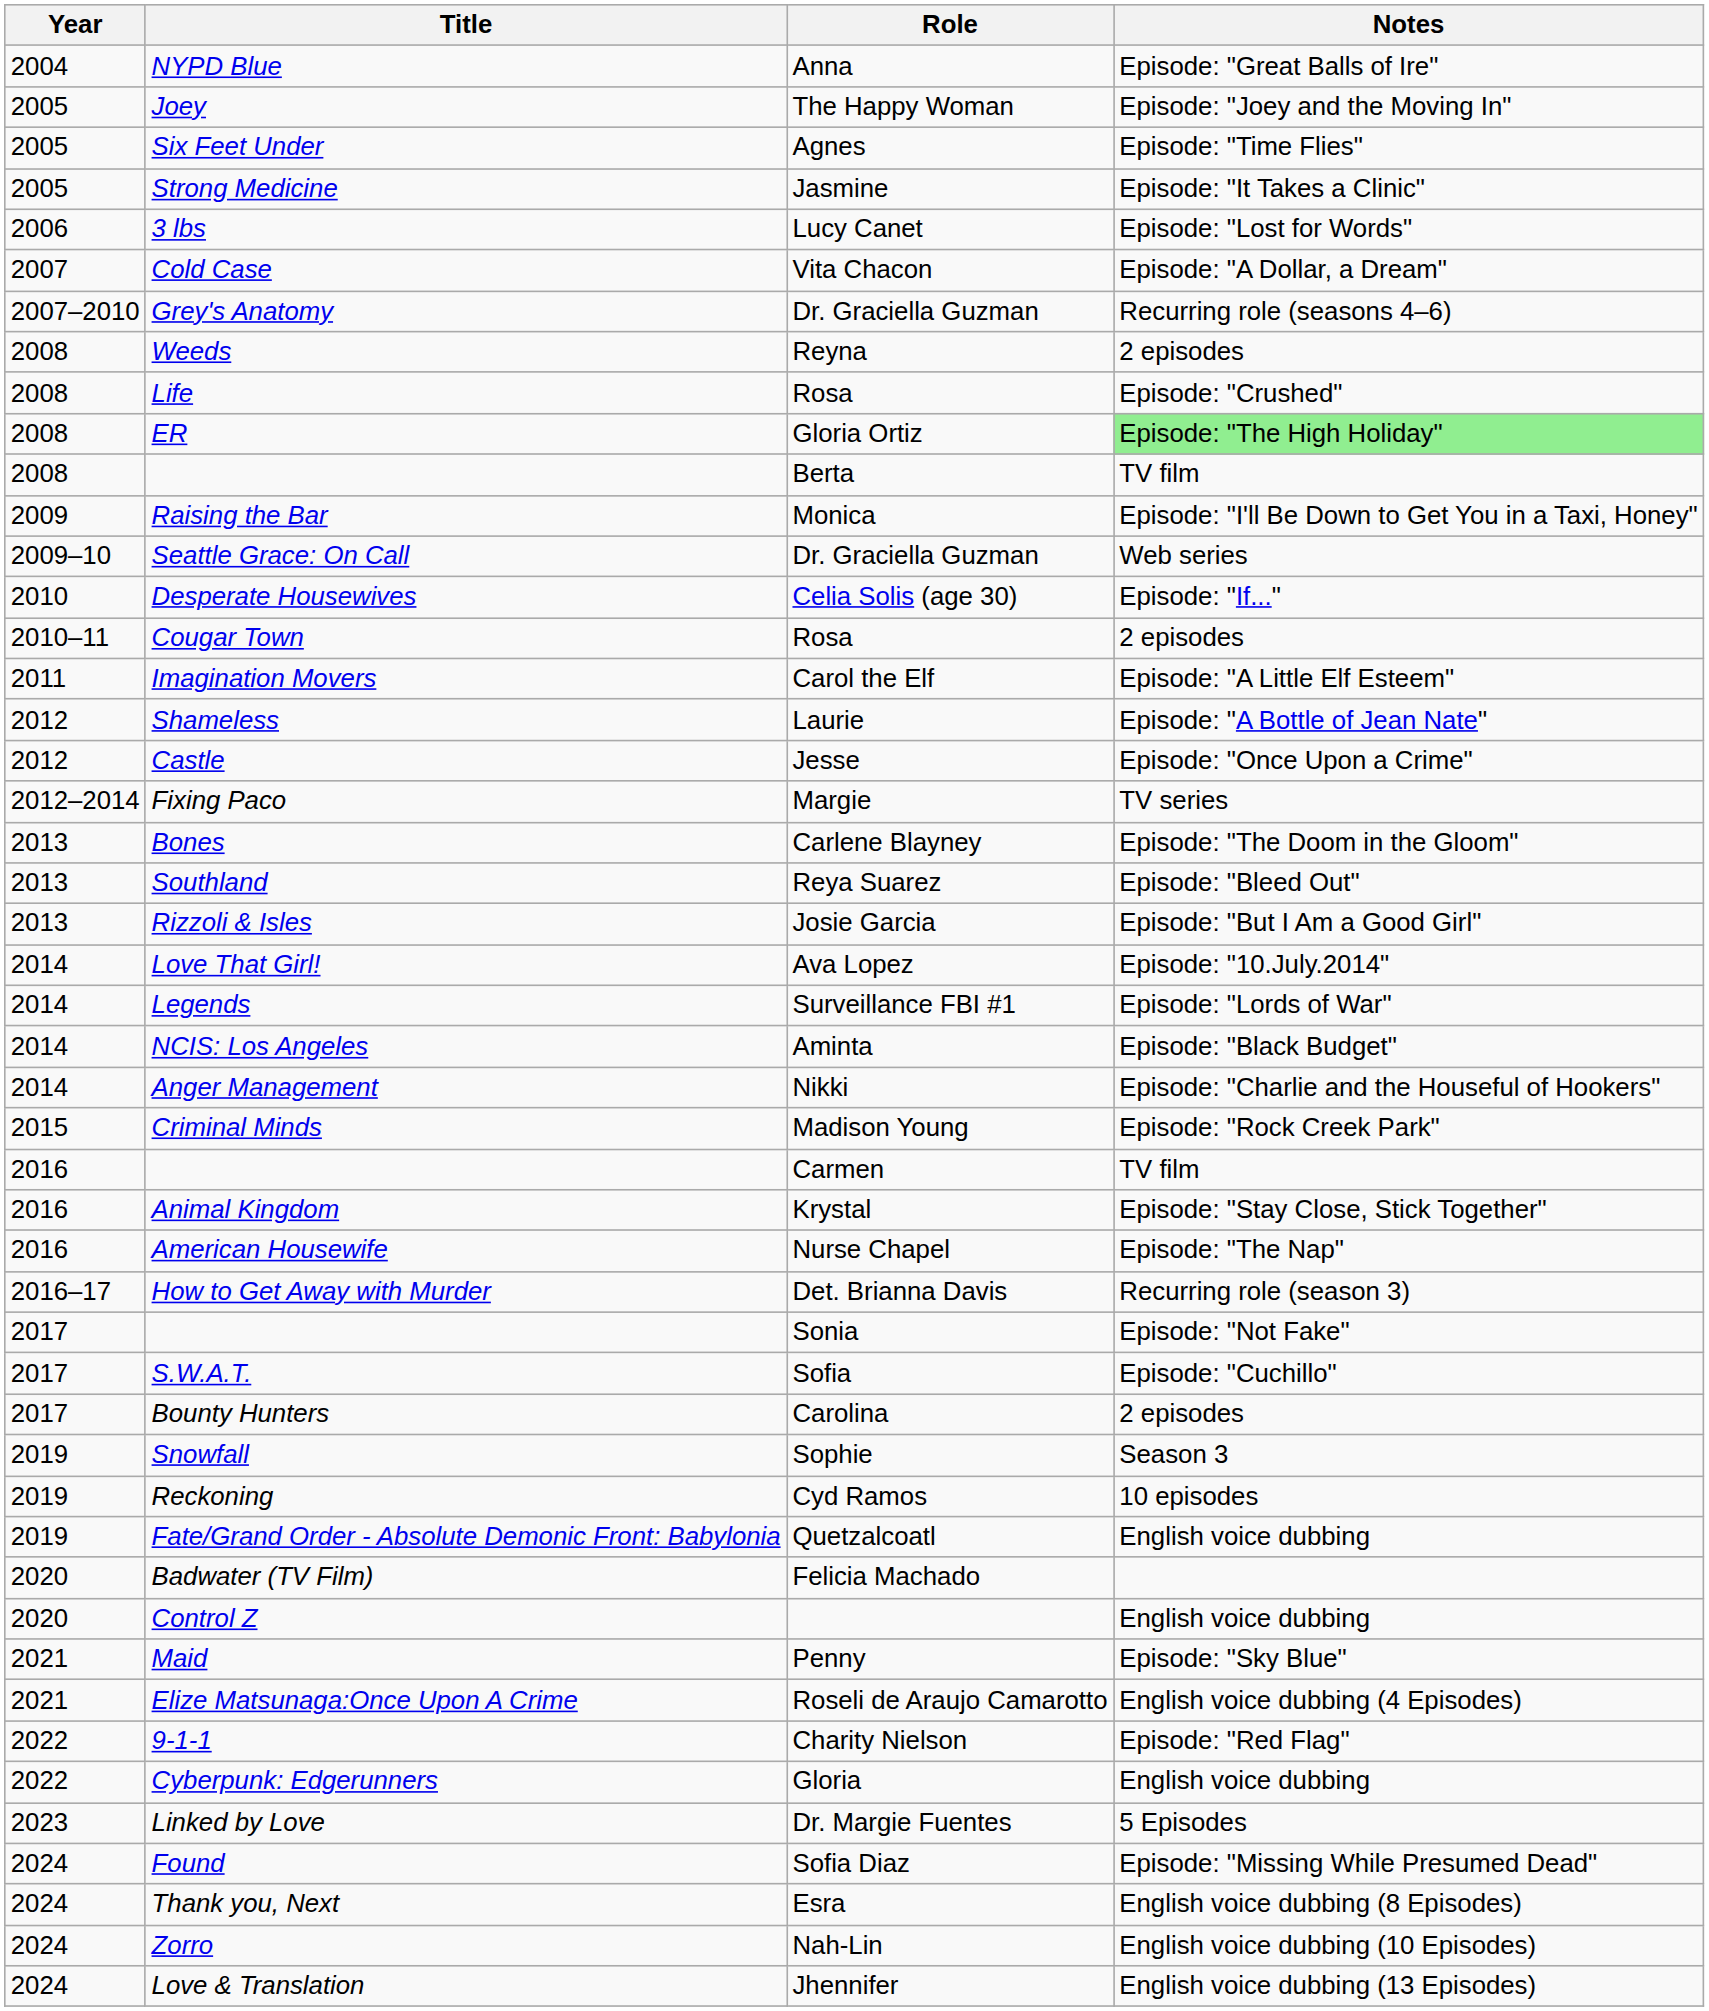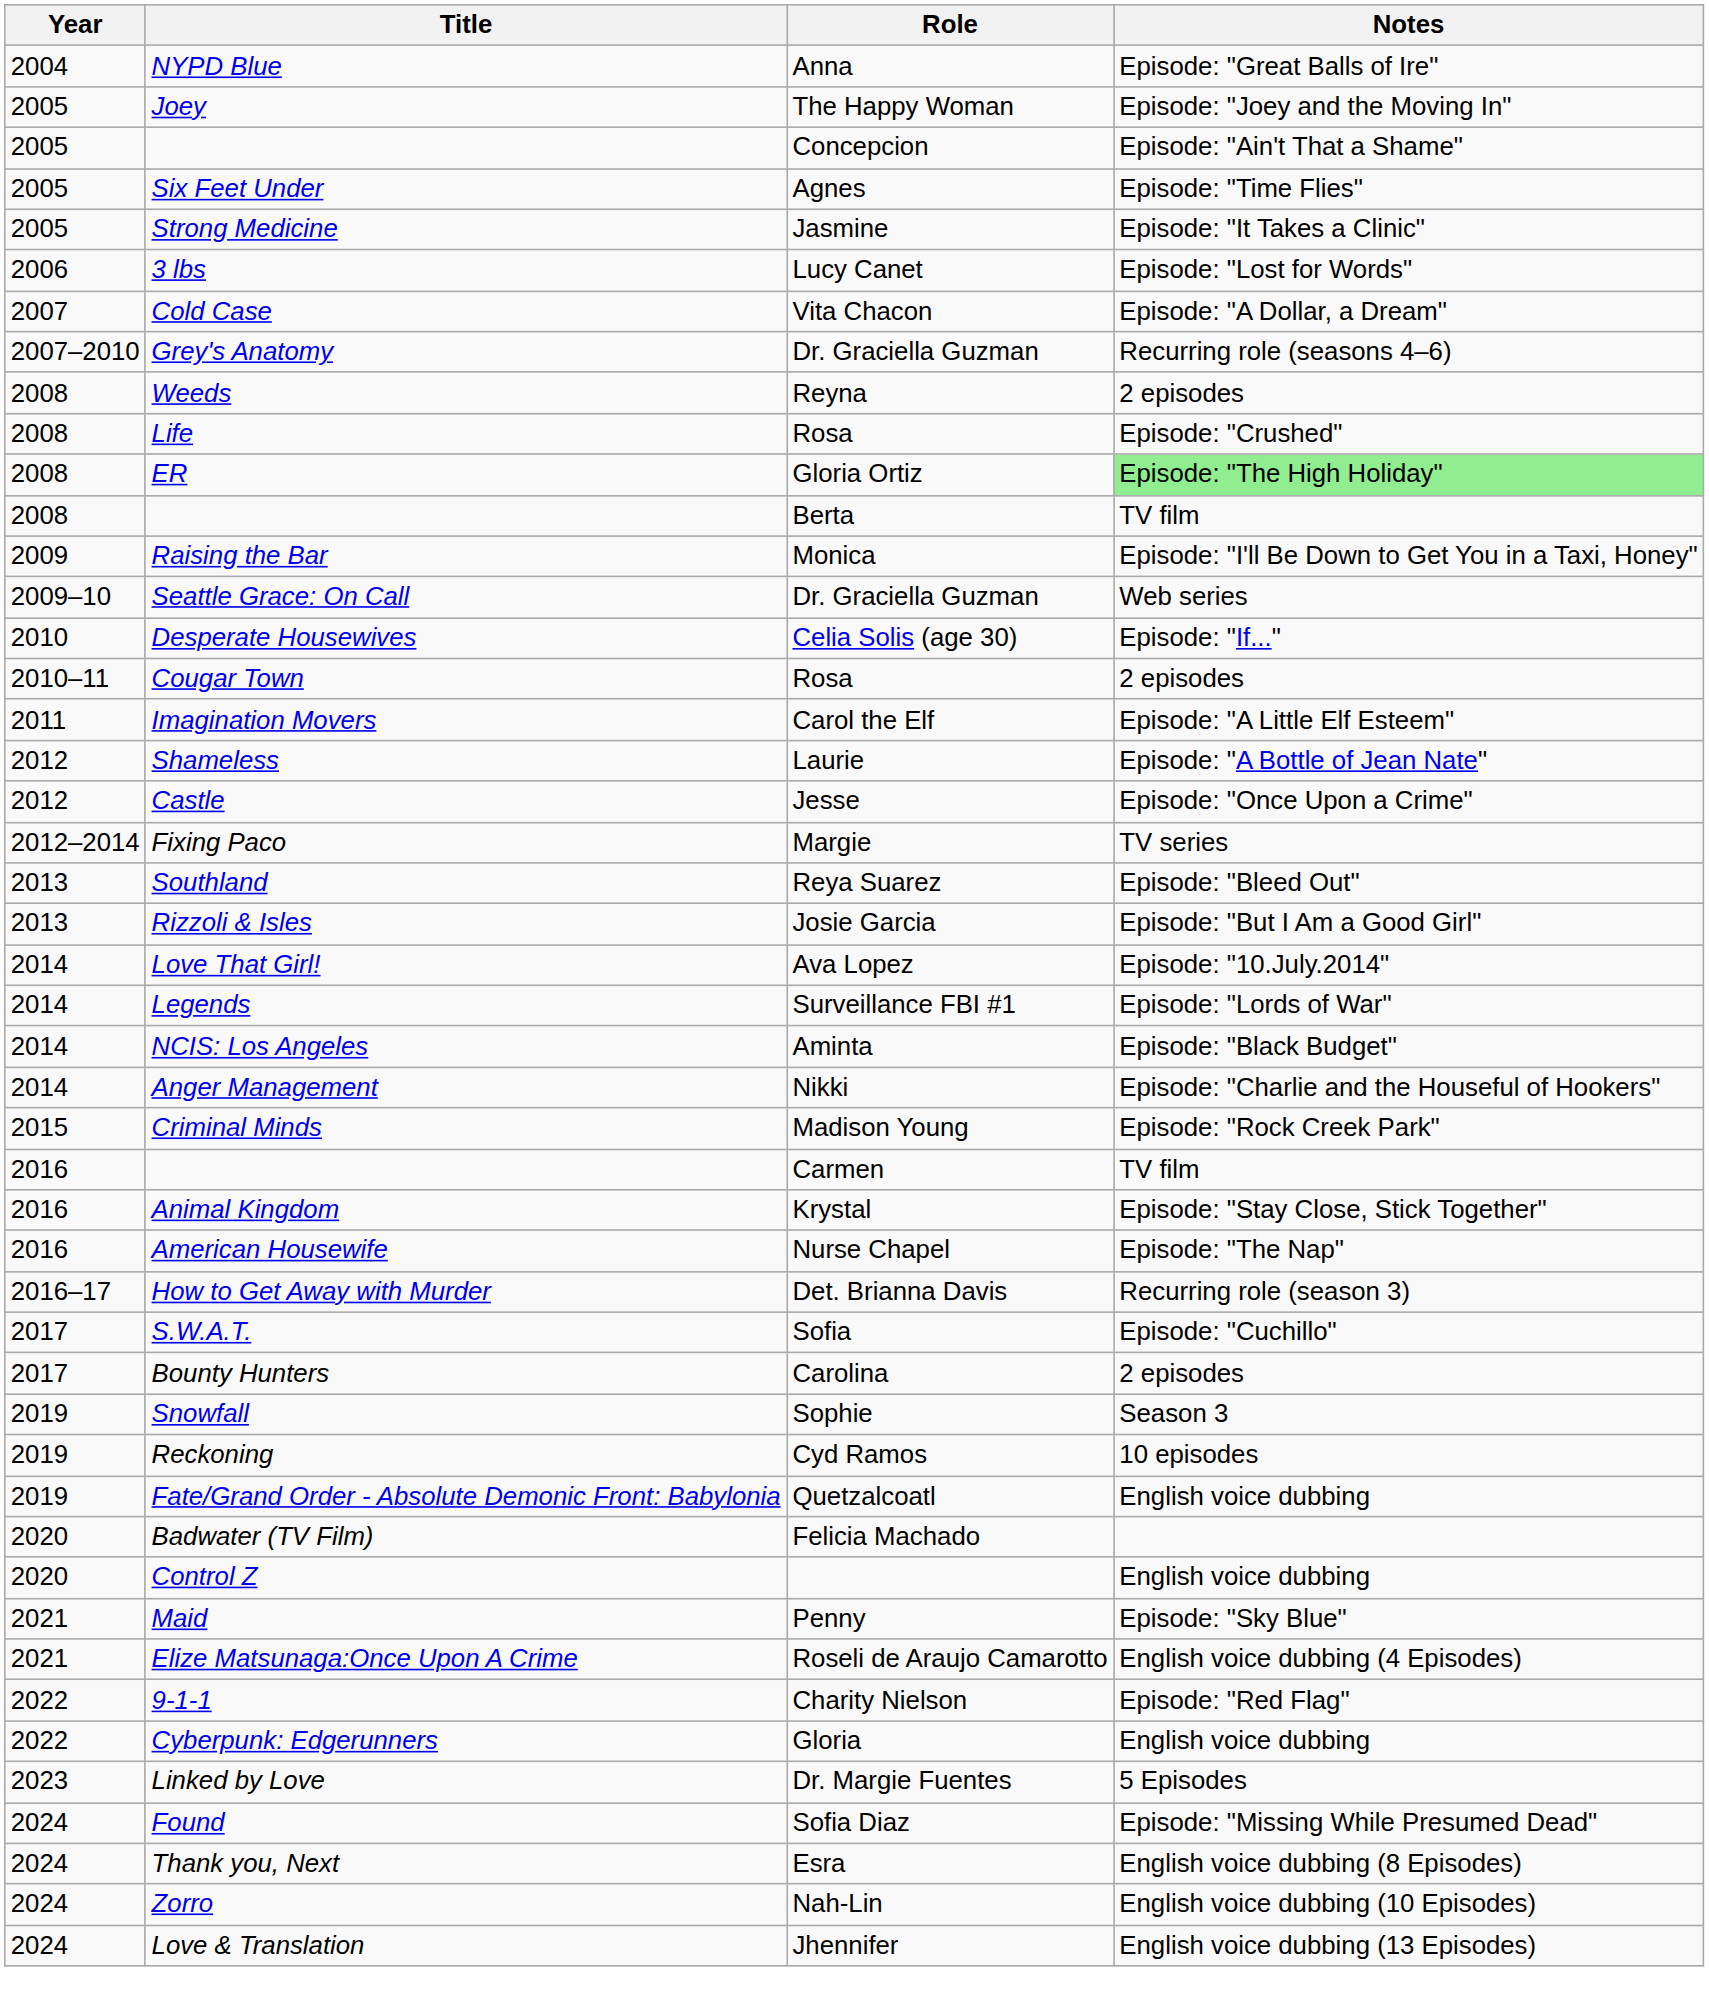+ row: (466, 148)
- row: (188, 842)
- row: (466, 1333)
